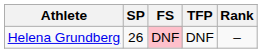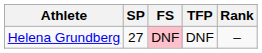(136, 37) 26 -> (136, 37) 27
